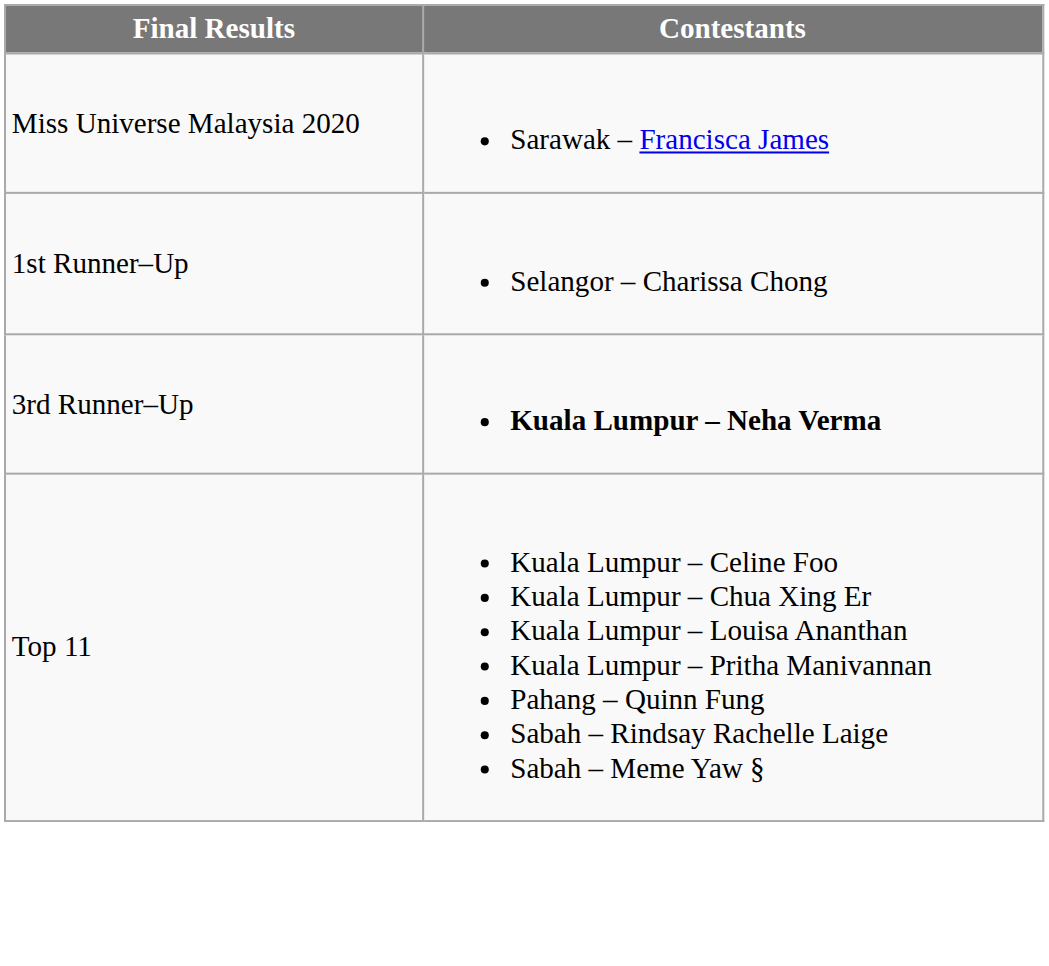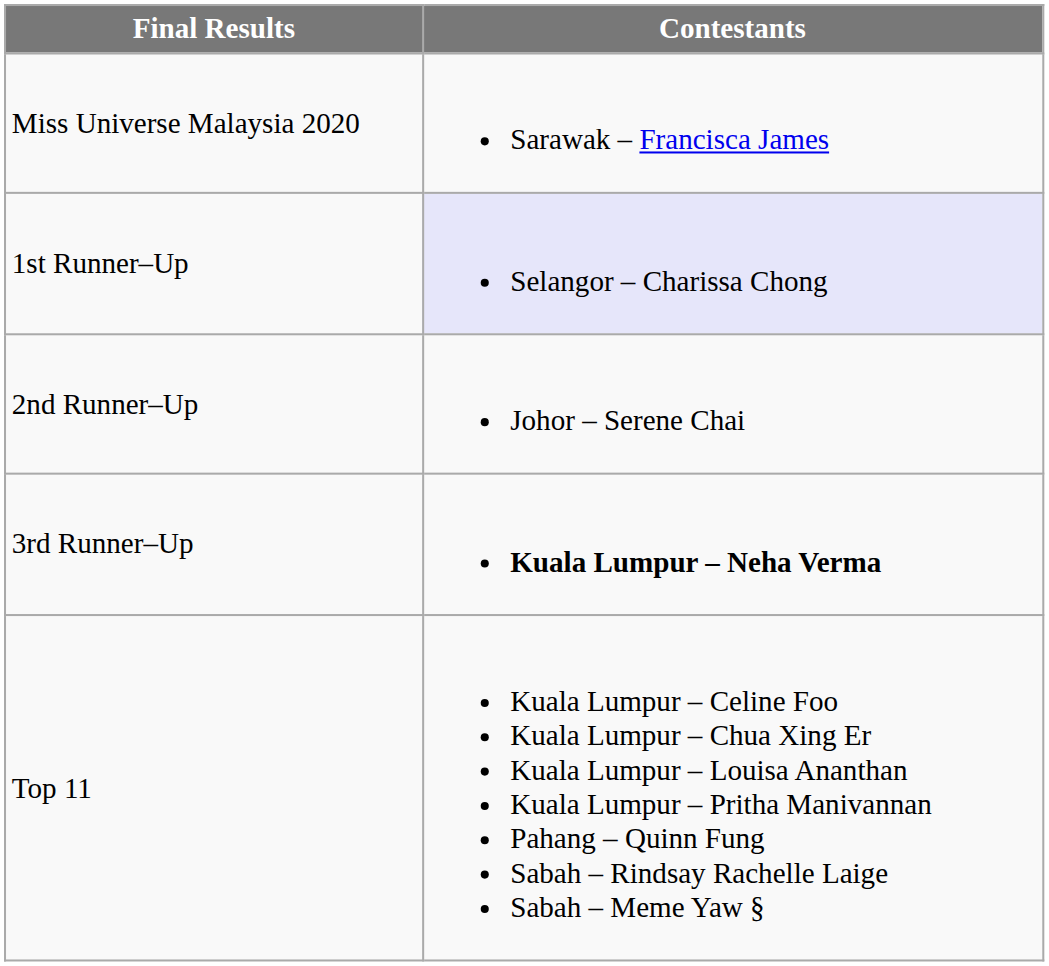(732, 281) no background -> (732, 281) lavender background
+ row: (105, 403)
